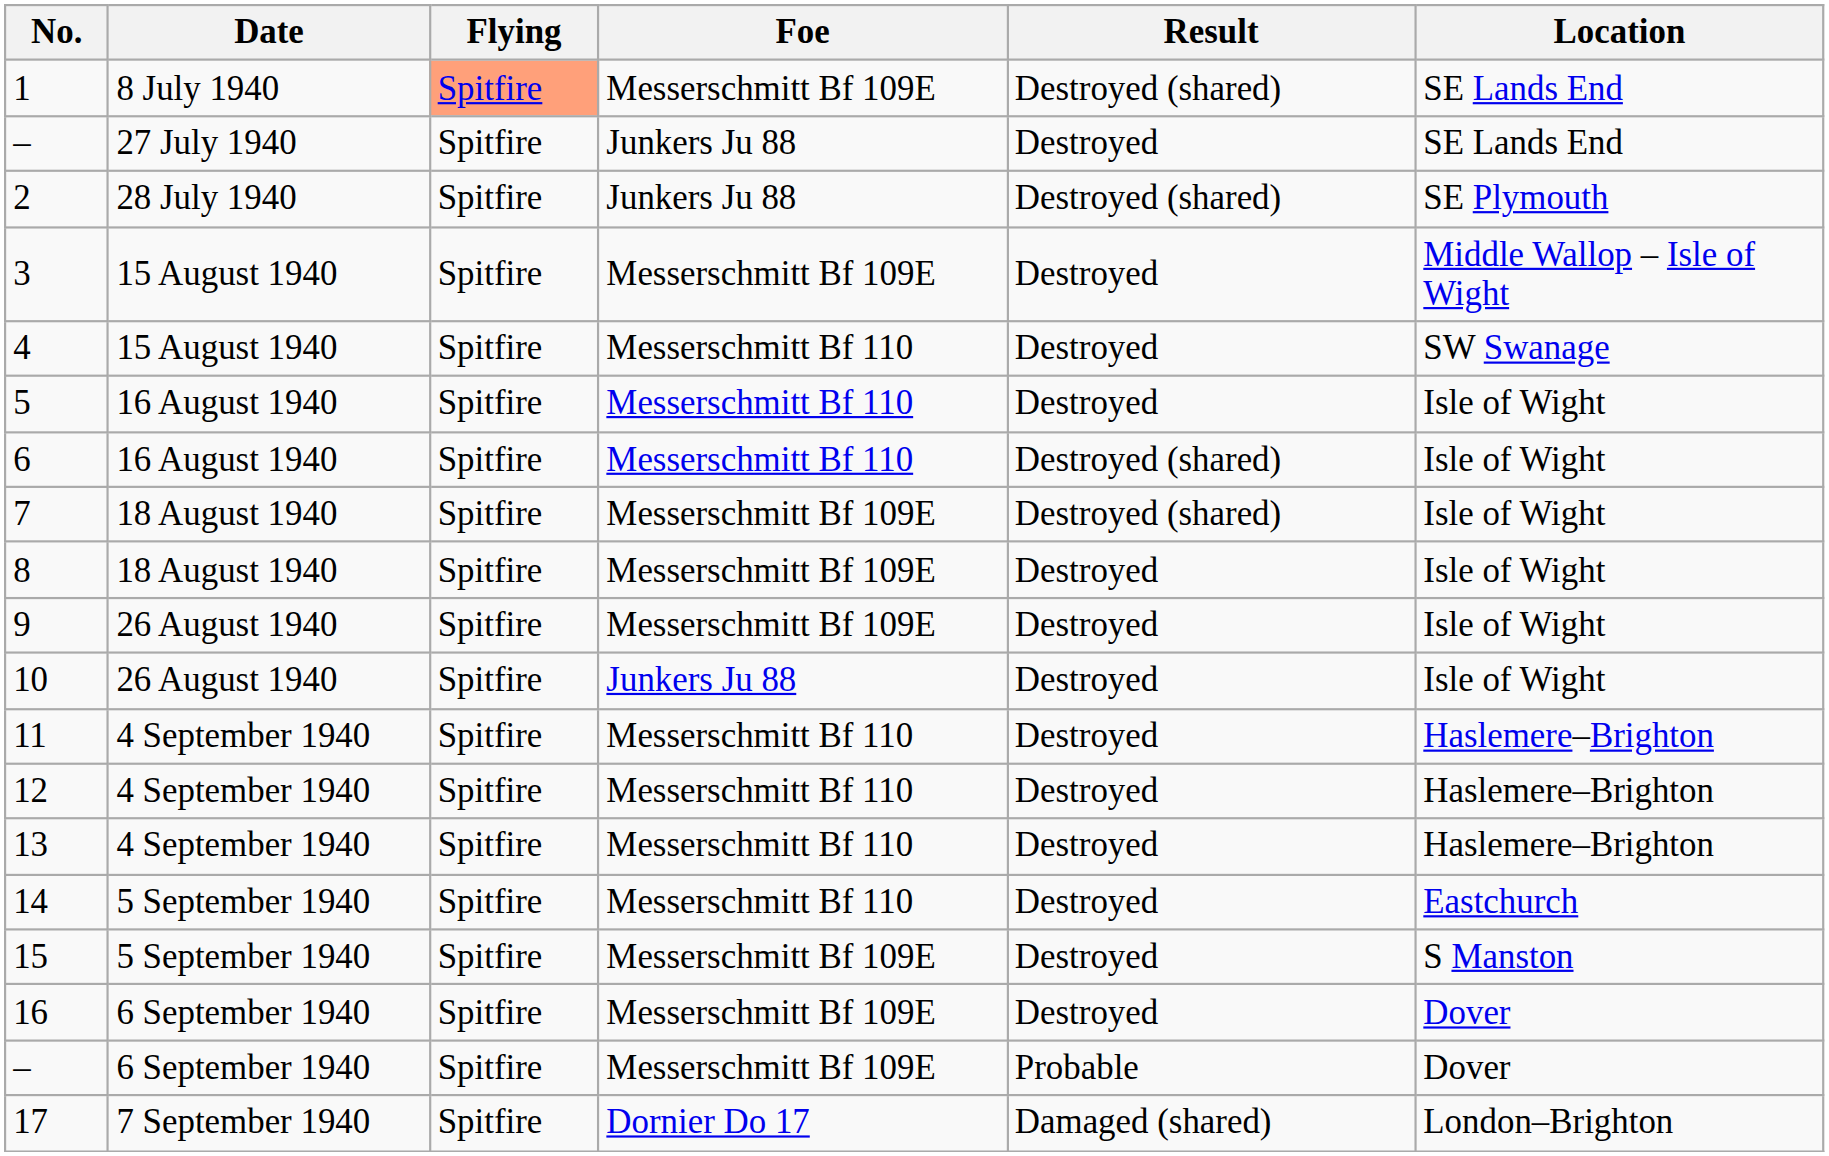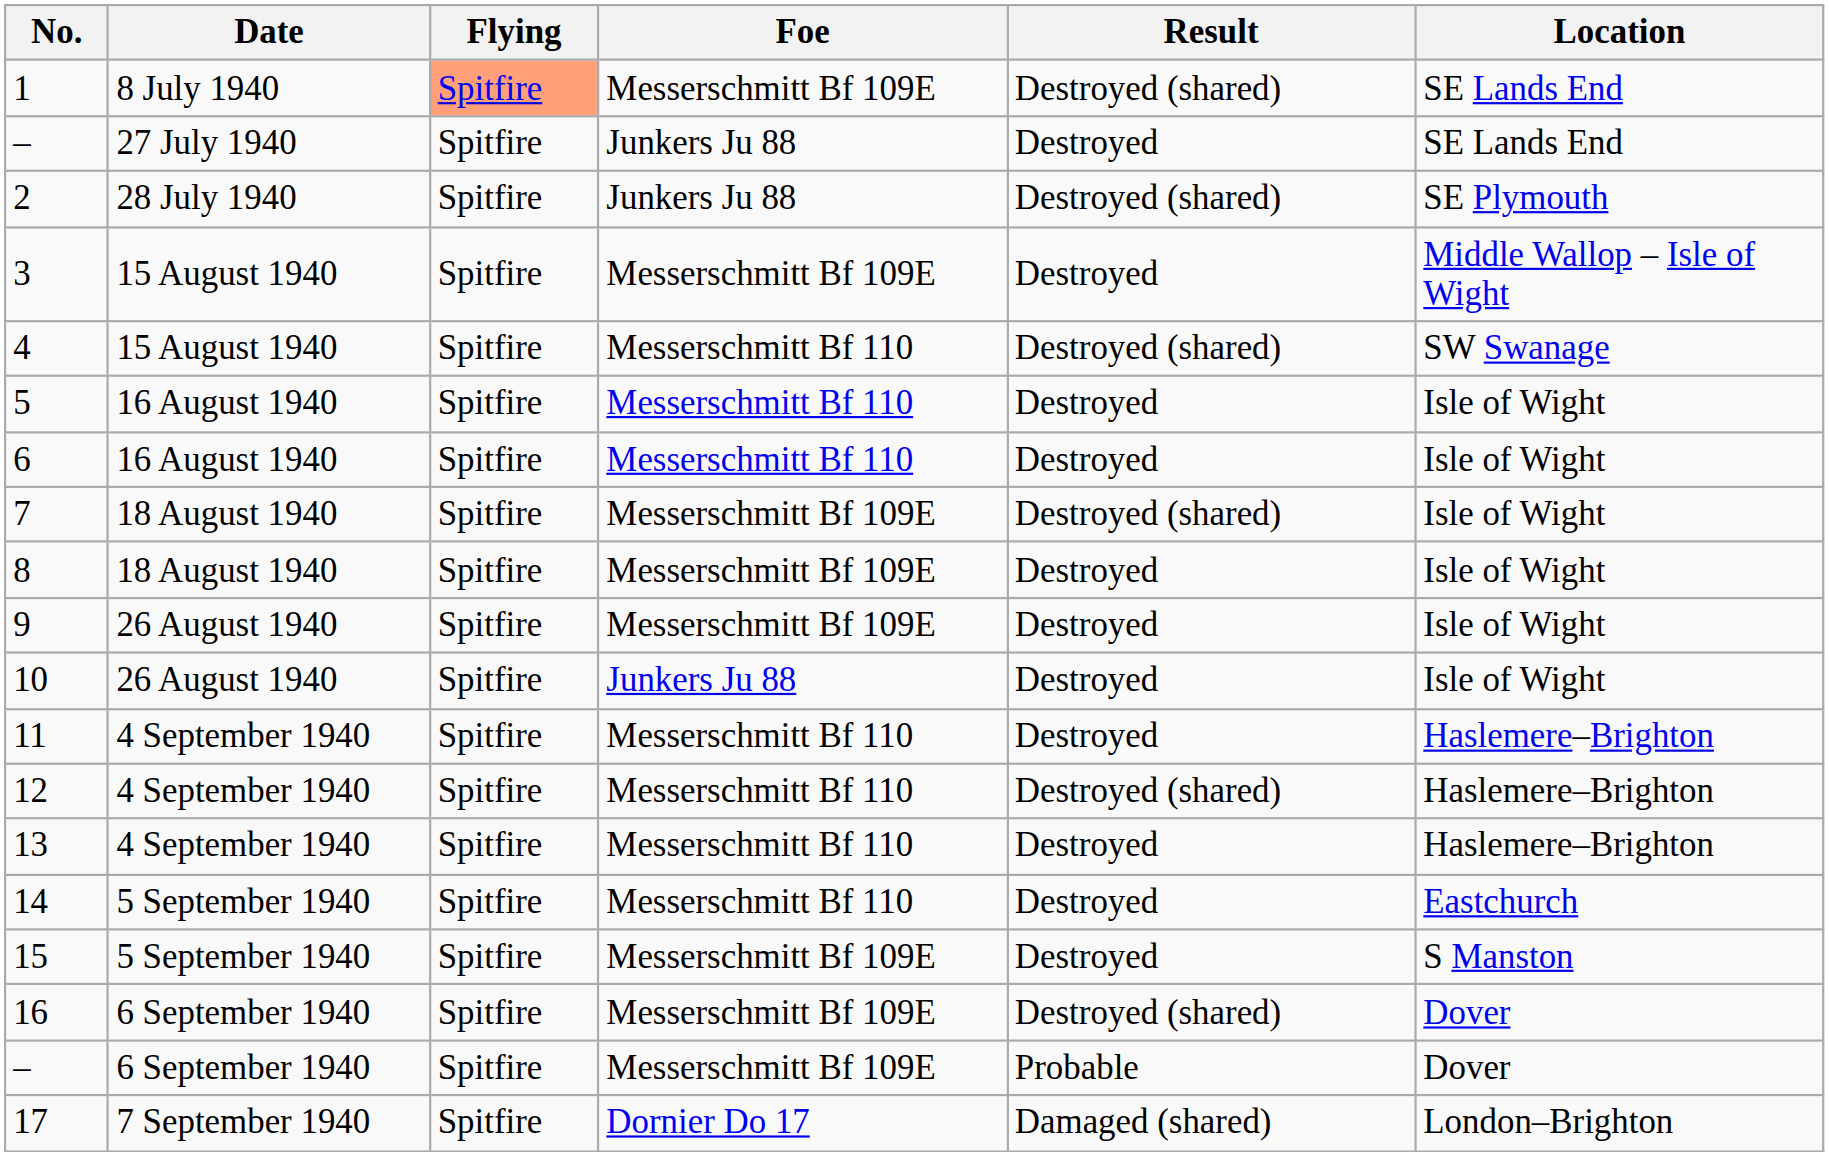(1087, 347) Destroyed -> (1148, 347) Destroyed (shared)
(1148, 458) Destroyed (shared) -> (1087, 458) Destroyed
(1087, 790) Destroyed -> (1148, 790) Destroyed (shared)
(1087, 1011) Destroyed -> (1148, 1011) Destroyed (shared)
